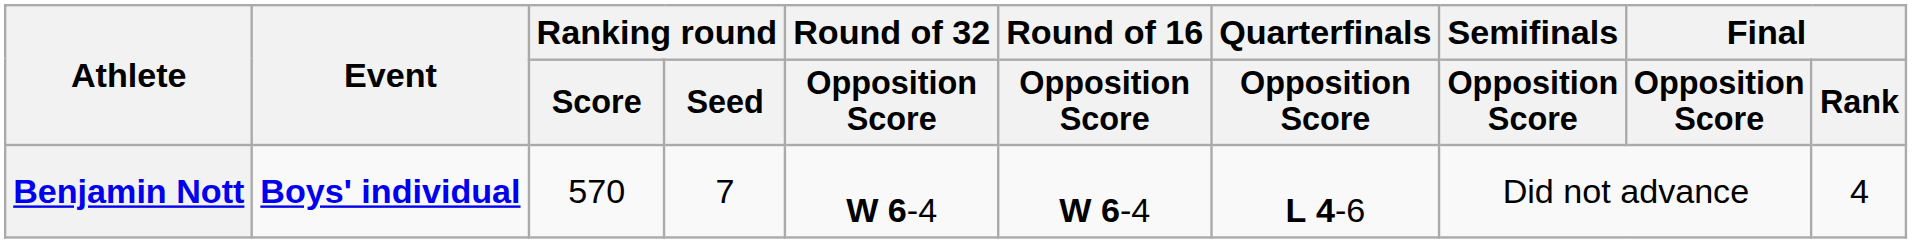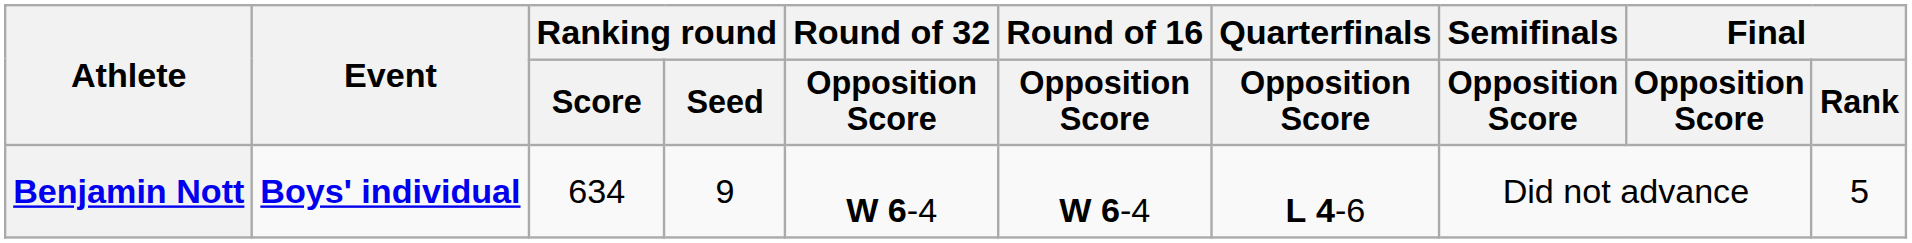(597, 192) 570 -> (597, 192) 634
(725, 192) 7 -> (725, 192) 9
(1860, 192) 4 -> (1860, 192) 5
